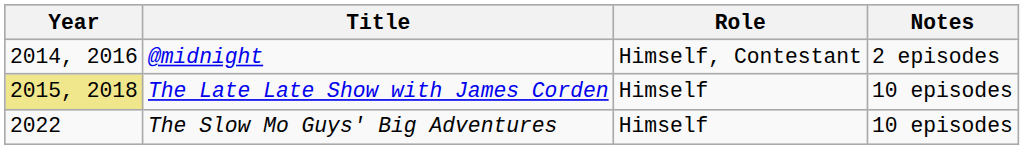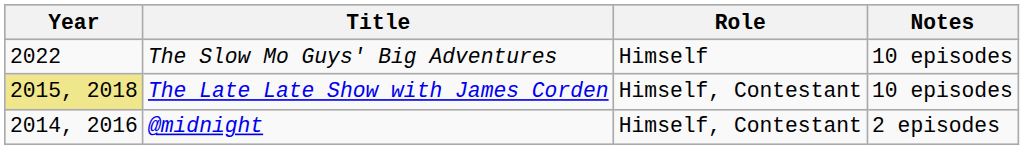rows swapped: (206, 57) <-> (353, 126)
(664, 92) Himself -> (740, 92) Himself, Contestant
